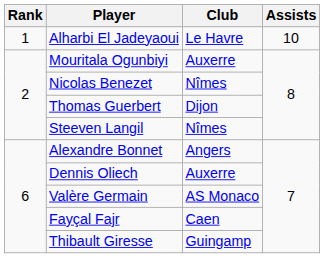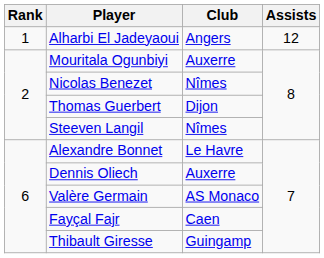(214, 38) Le Havre -> (208, 38) Angers
(291, 38) 10 -> (291, 38) 12
(208, 151) Angers -> (214, 151) Le Havre
